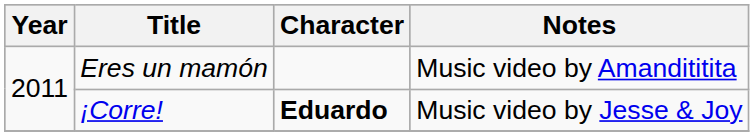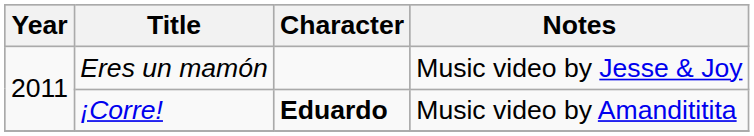(576, 67) Music video by Amandititita -> (579, 67) Music video by Jesse & Joy
(579, 109) Music video by Jesse & Joy -> (576, 109) Music video by Amandititita
